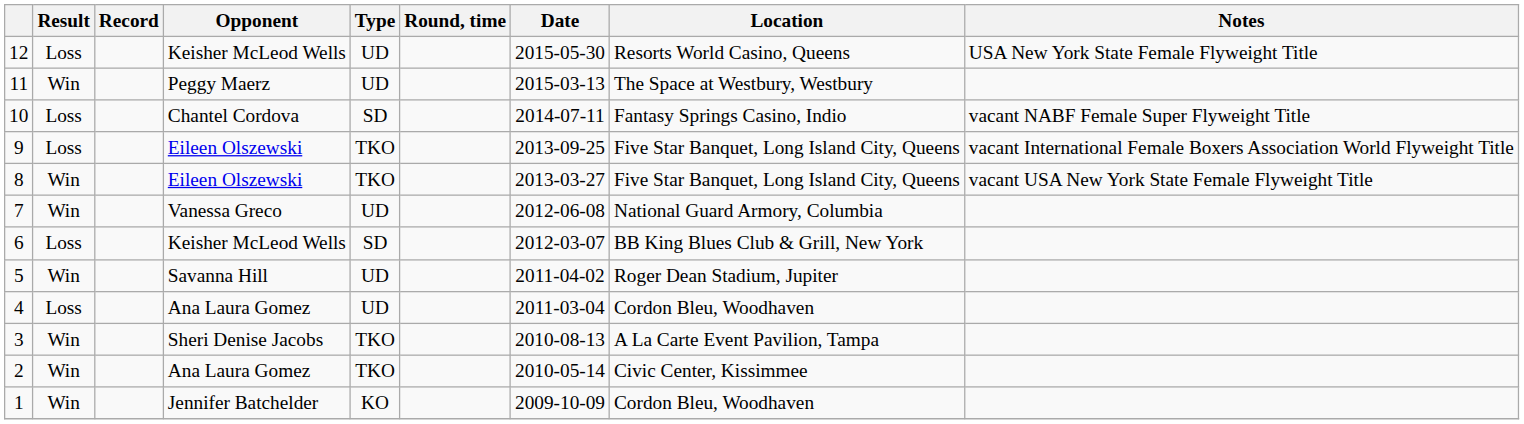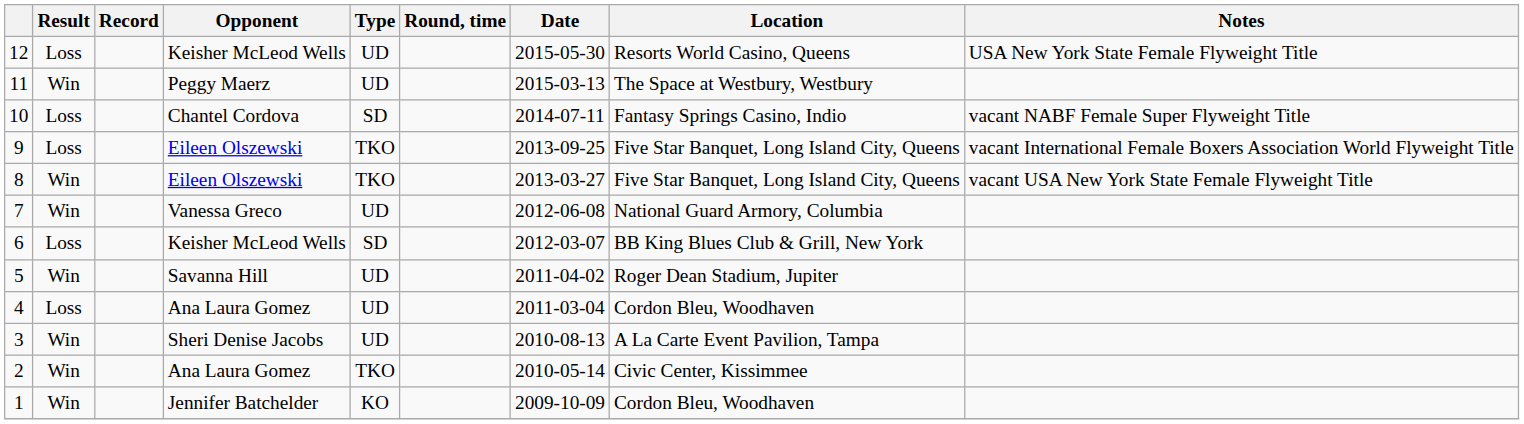(375, 338) TKO -> (375, 338) UD
